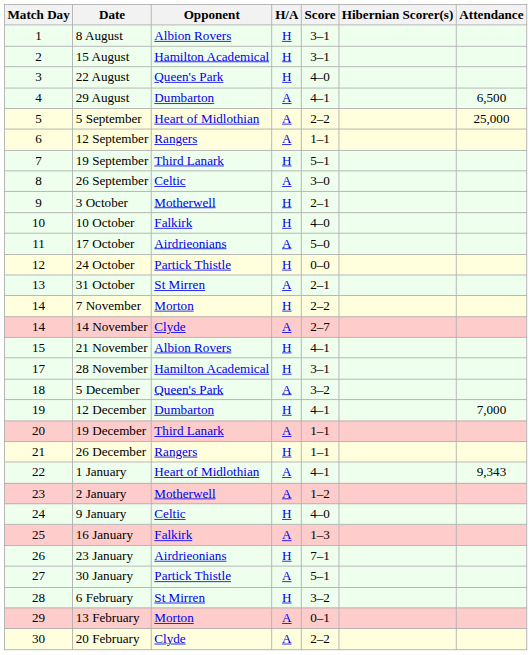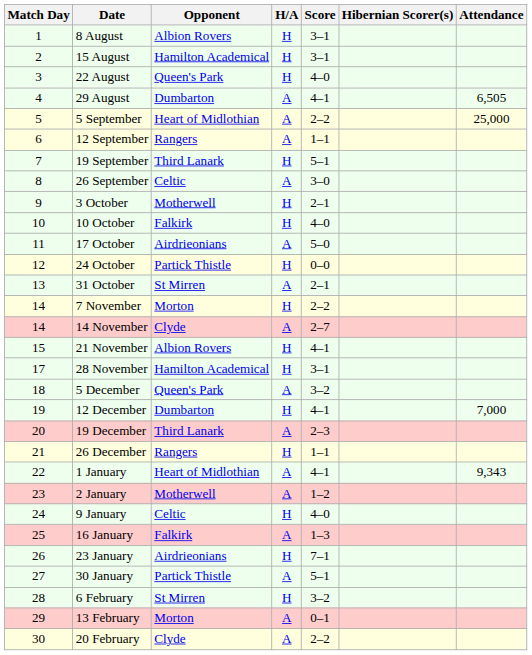(491, 98) 6,500 -> (491, 98) 6,505
(320, 431) 1–1 -> (320, 431) 2–3
